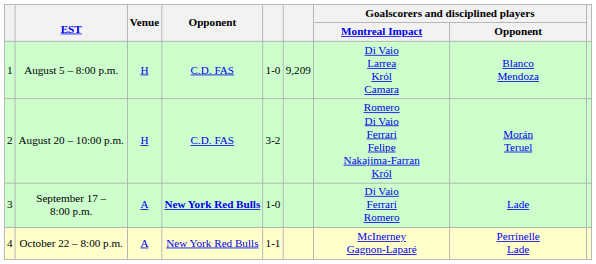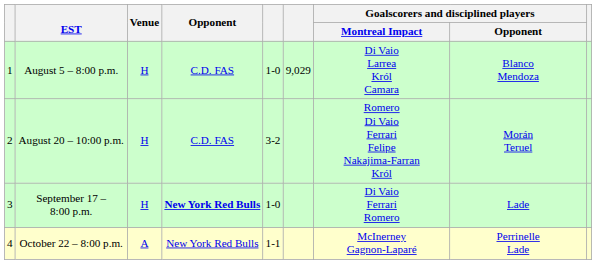(298, 69) 9,209 -> (298, 69) 9,029
(144, 204) A -> (144, 204) H
